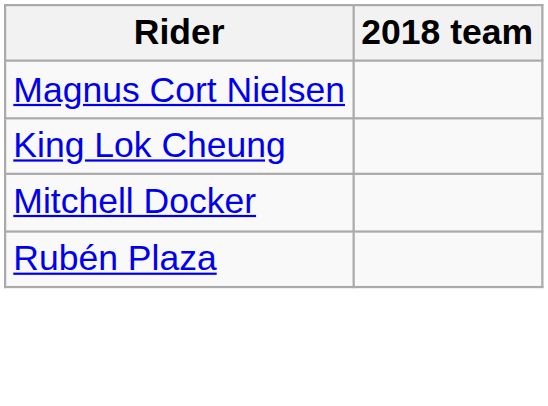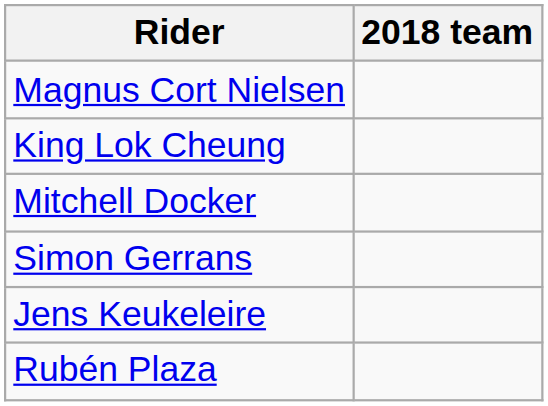+ row: (133, 257)
+ row: (140, 314)
